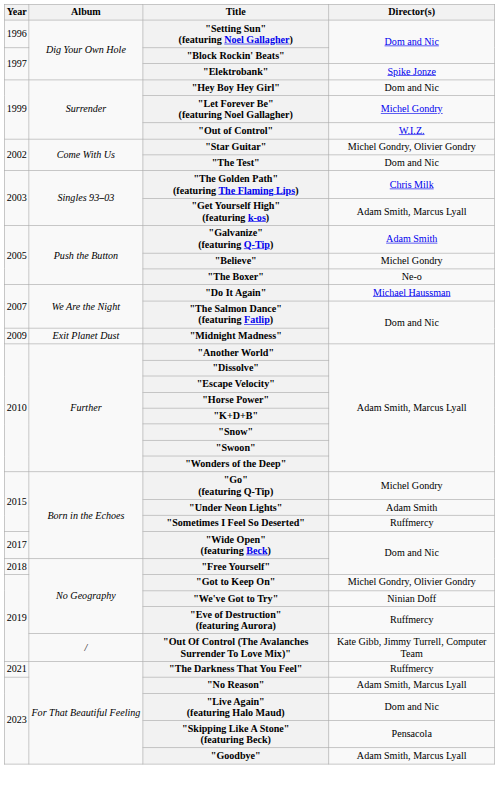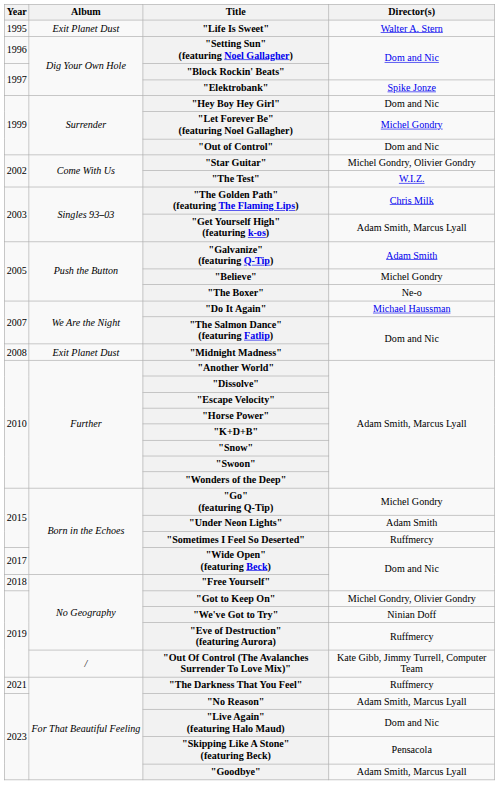+ row: (236, 28)
(412, 131) W.I.Z. -> (412, 147) Dom and Nic
(412, 163) Dom and Nic -> (412, 179) W.I.Z.
(17, 336) 2009 -> (17, 352) 2008
